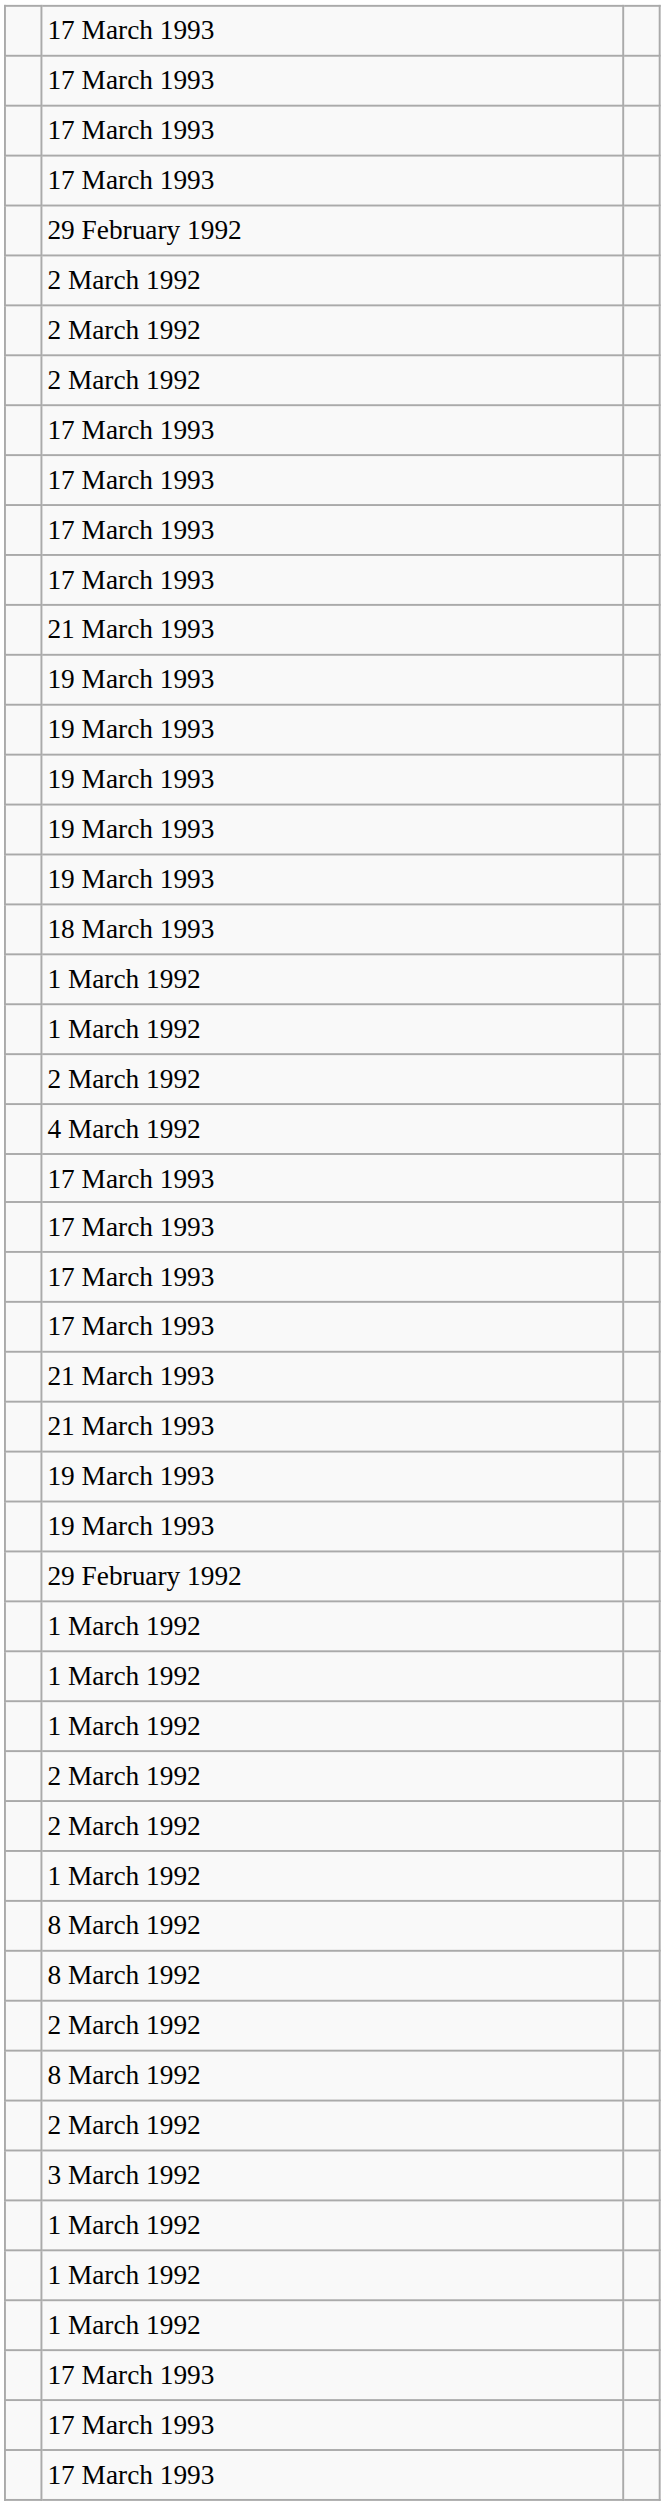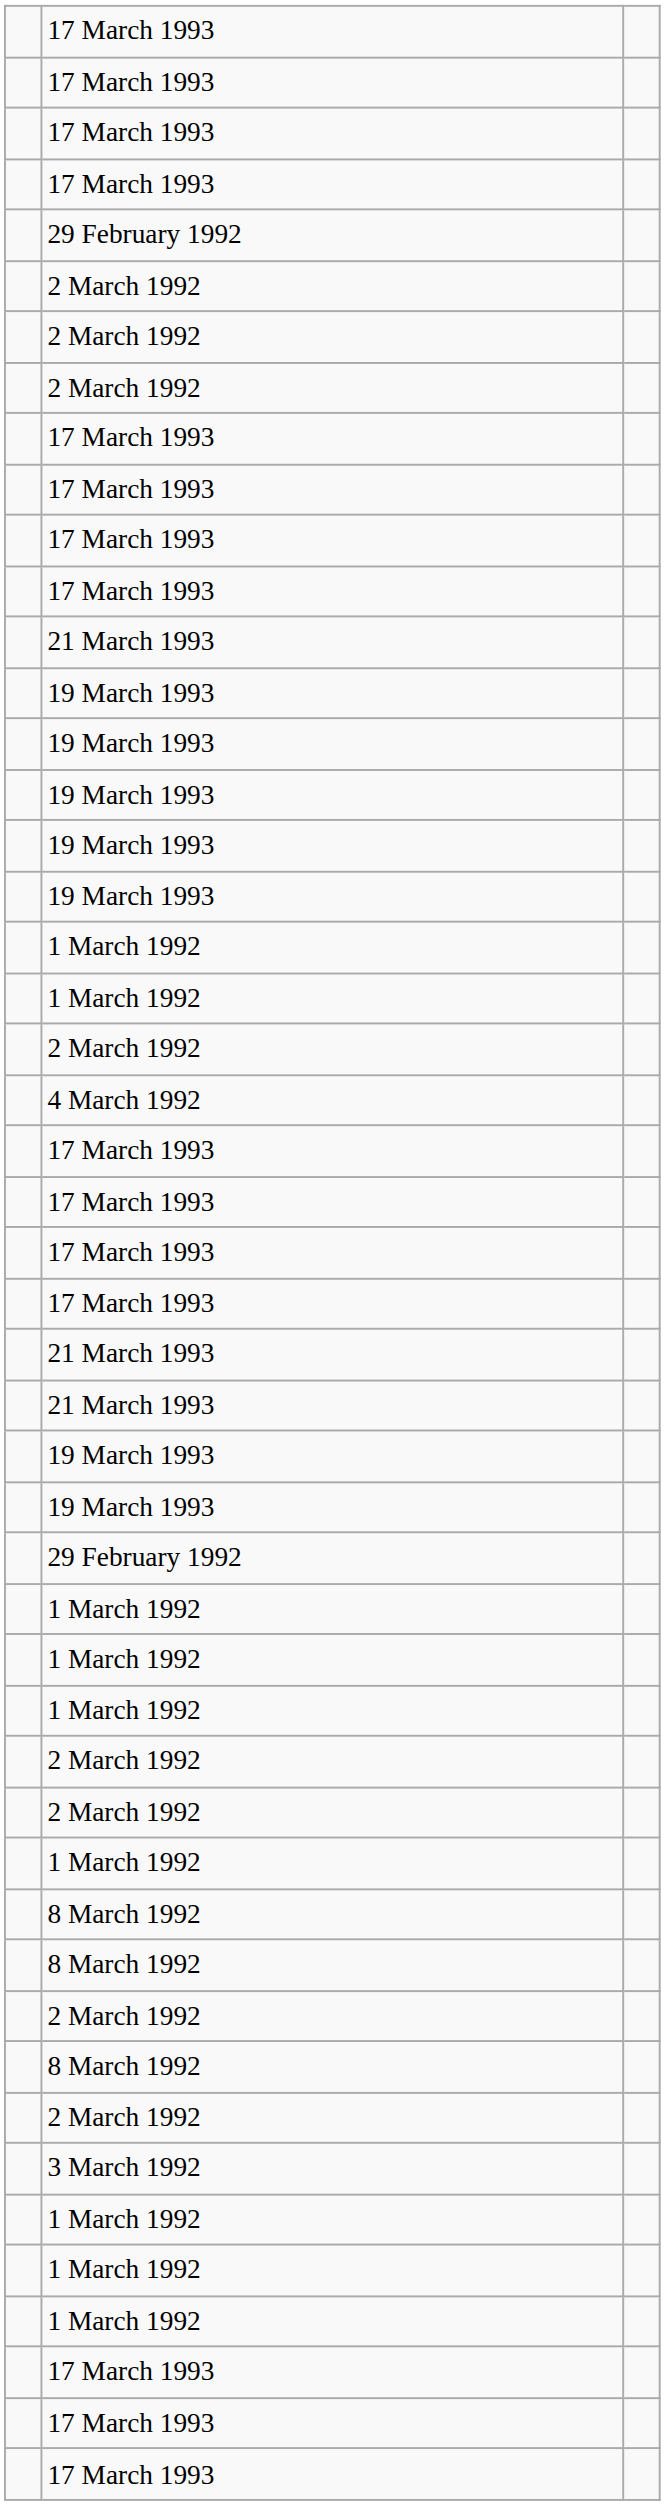- row: (23, 929)
